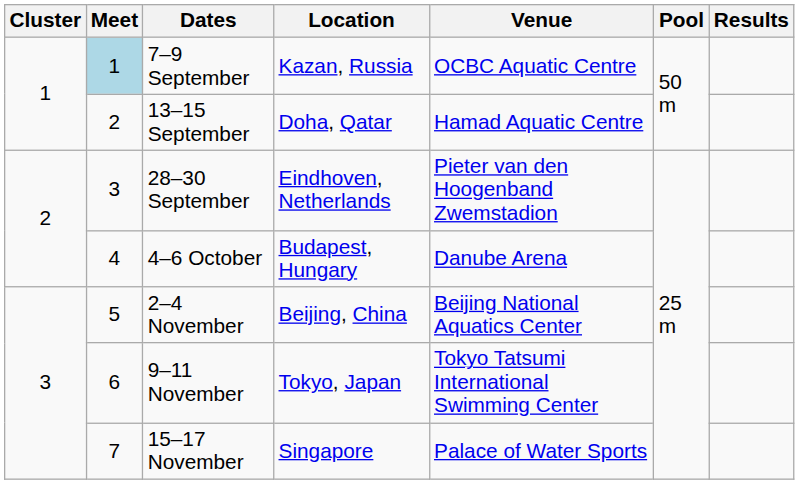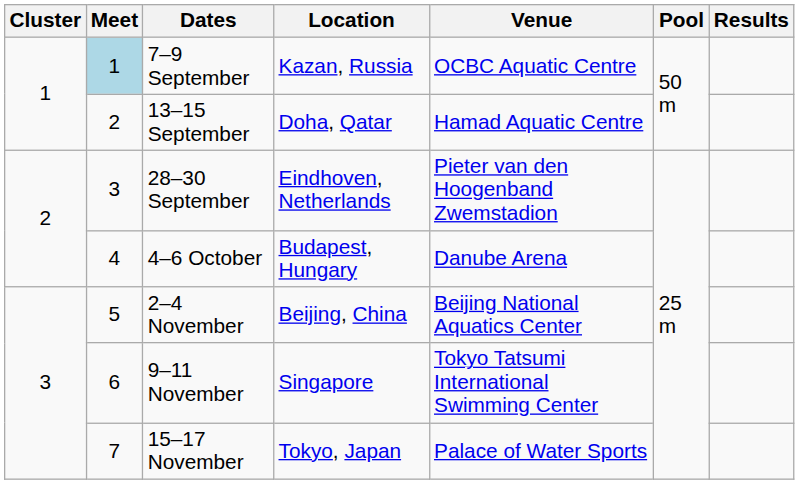(340, 382) Tokyo, Japan -> (326, 382) Singapore
(326, 450) Singapore -> (340, 450) Tokyo, Japan
